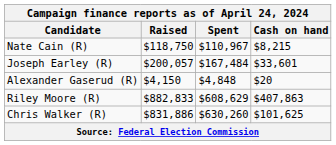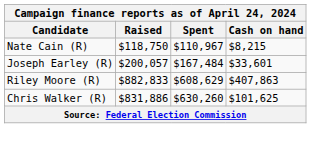- row: (73, 81)
